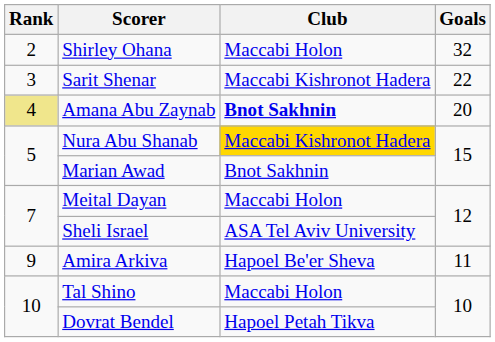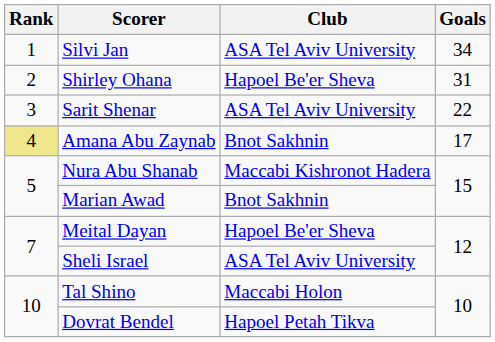+ row: (95, 49)
(283, 49) Maccabi Holon -> (300, 79) Hapoel Be'er Sheva
(463, 49) 32 -> (463, 79) 31
(327, 79) Maccabi Kishronot Hadera -> (320, 110) ASA Tel Aviv University
(280, 110) bold -> (276, 140) normal
(463, 110) 20 -> (463, 140) 17
(327, 140) gold background -> (327, 170) no background
(283, 200) Maccabi Holon -> (300, 230) Hapoel Be'er Sheva
- row: (115, 261)
